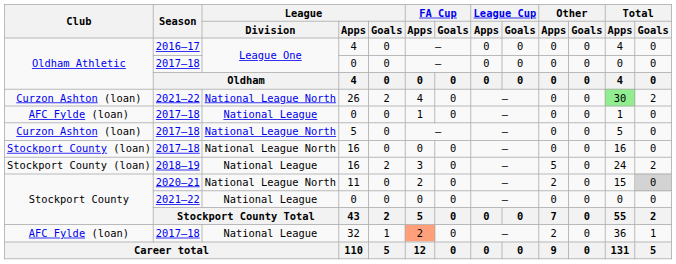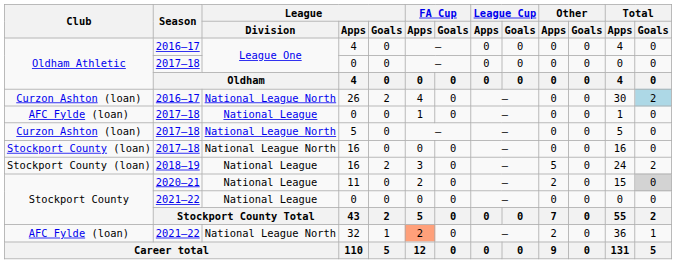(178, 98) 2021–22 -> (178, 98) 2016–17
(620, 98) lightgreen background -> (620, 98) no background
(653, 98) no background -> (653, 98) lightblue background
(270, 182) National League North -> (270, 182) National League
(178, 233) 2017–18 -> (178, 233) 2021–22
(270, 233) National League -> (270, 233) National League North
